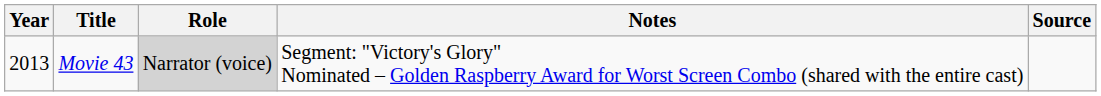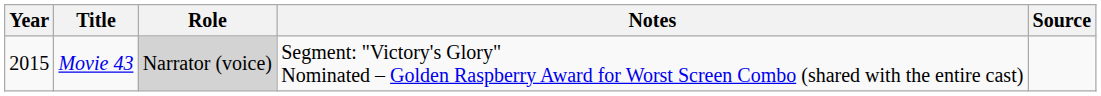(29, 63) 2013 -> (29, 63) 2015
